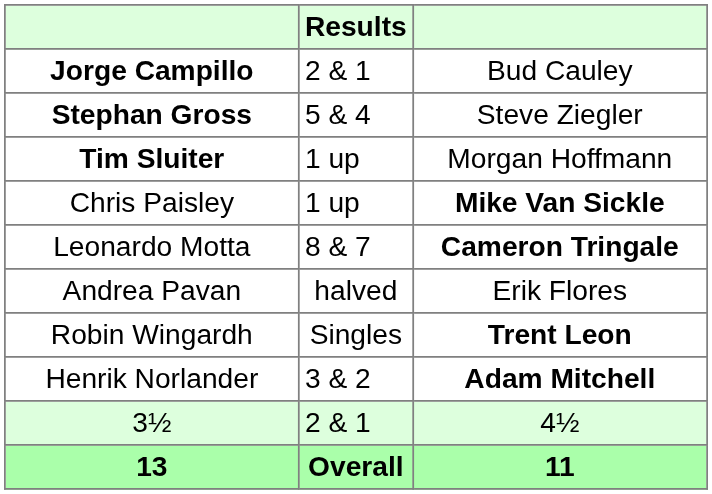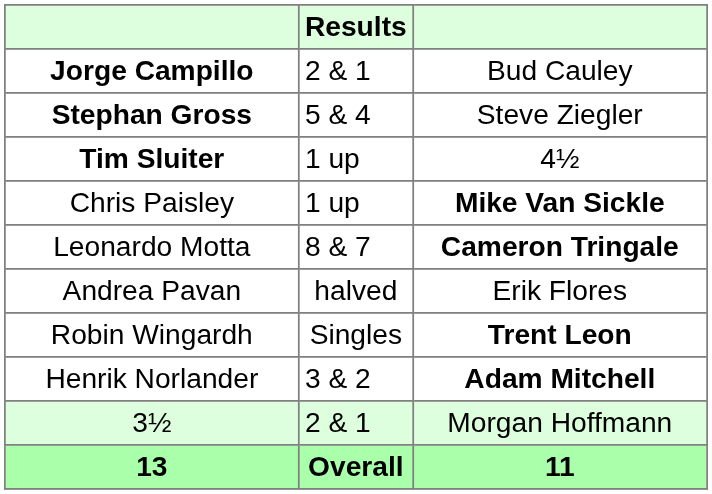(560, 158) Morgan Hoffmann -> (560, 158) 4½
(560, 422) 4½ -> (560, 422) Morgan Hoffmann
